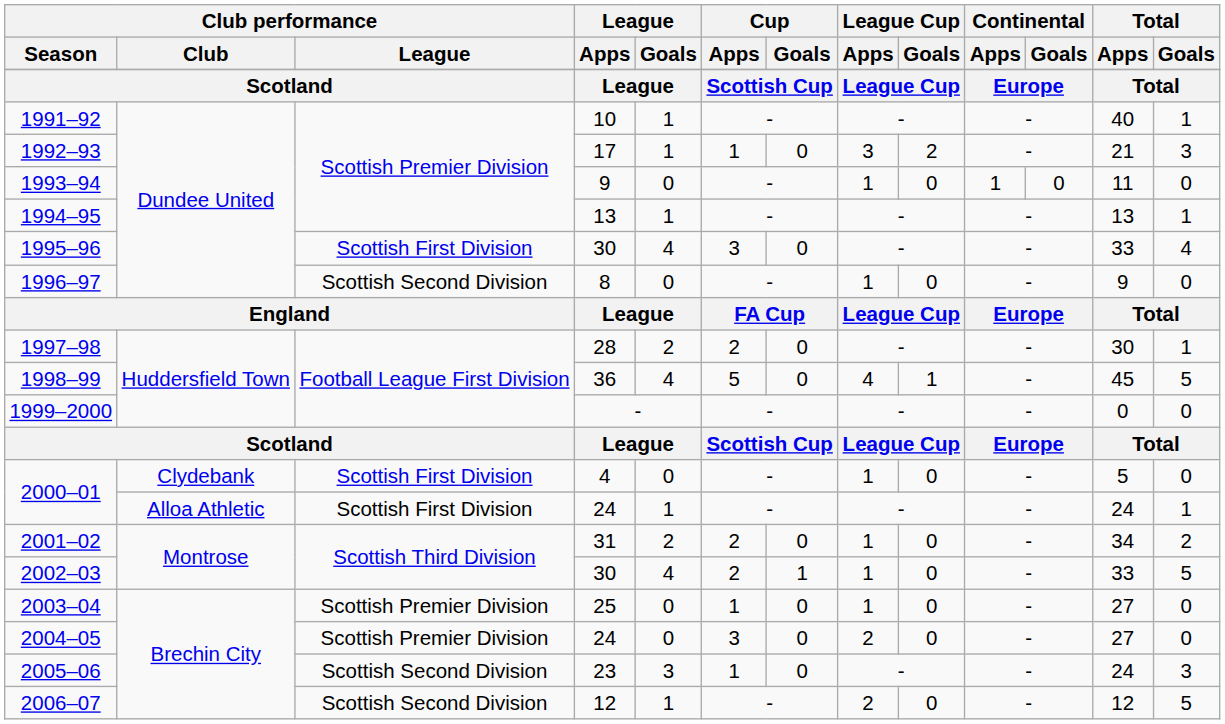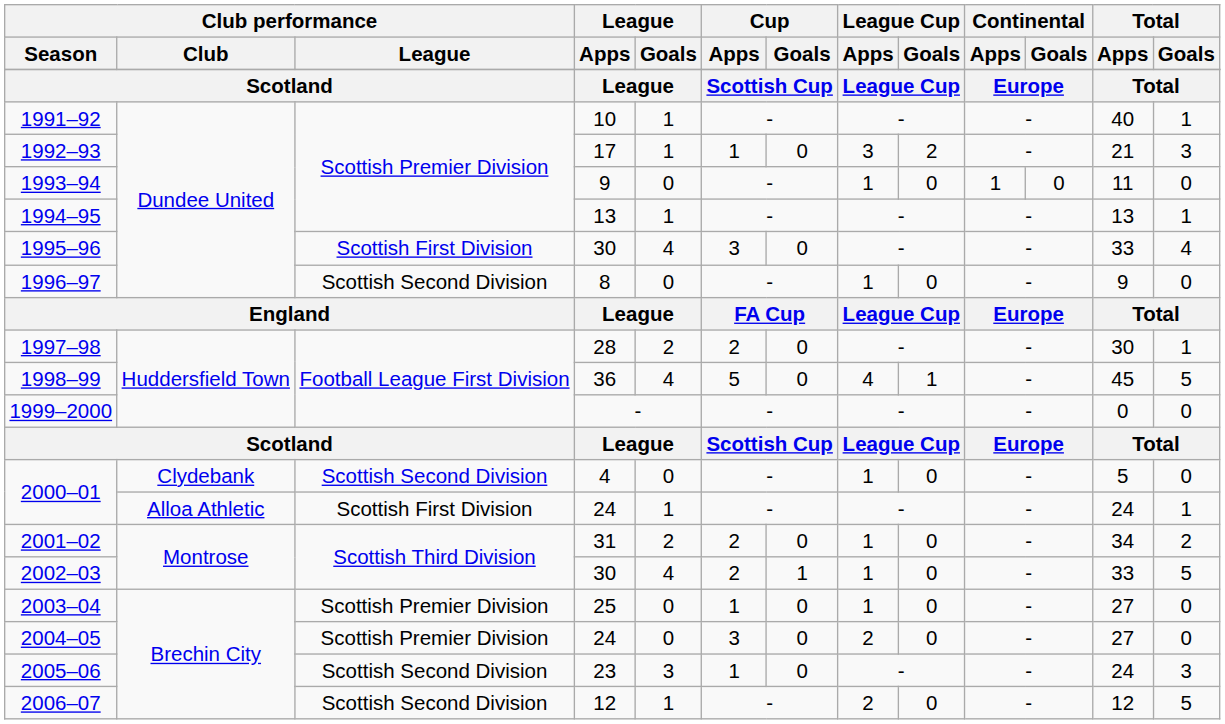(435, 476) Scottish First Division -> (435, 476) Scottish Second Division
